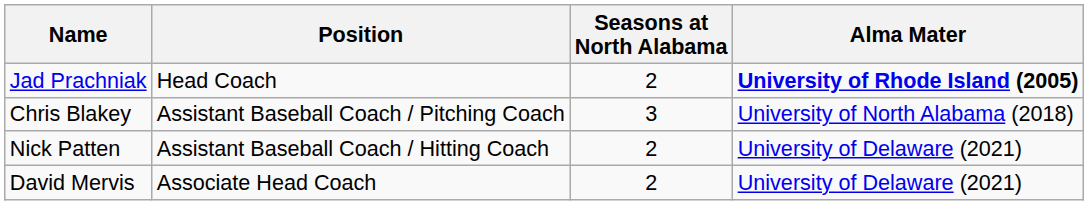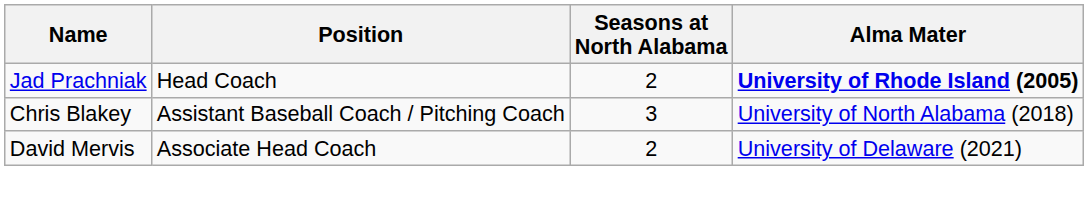- row: (65, 149)
